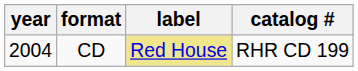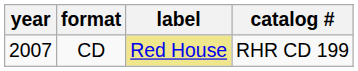(31, 50) 2004 -> (31, 50) 2007
